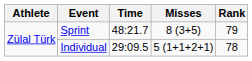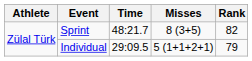(232, 31) 79 -> (232, 31) 82
(232, 48) 78 -> (232, 48) 79
